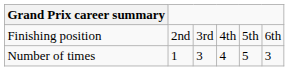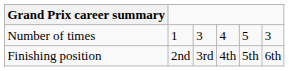rows swapped: (54, 35) <-> (51, 55)
